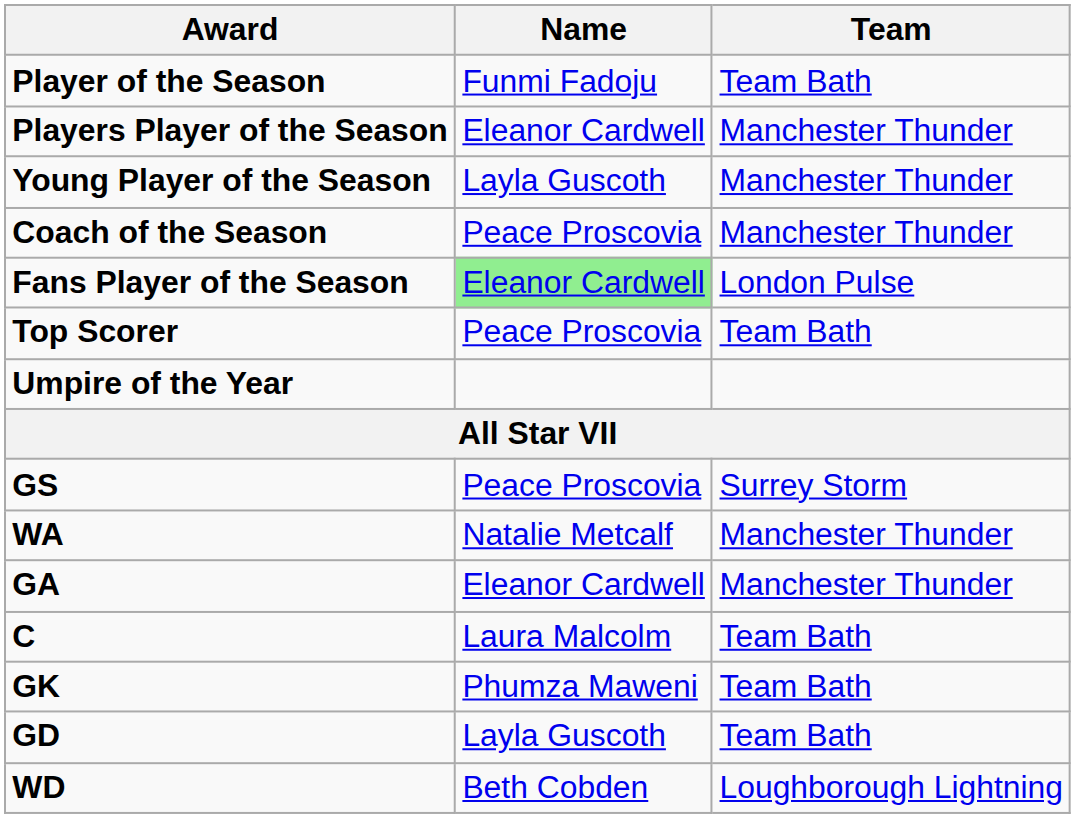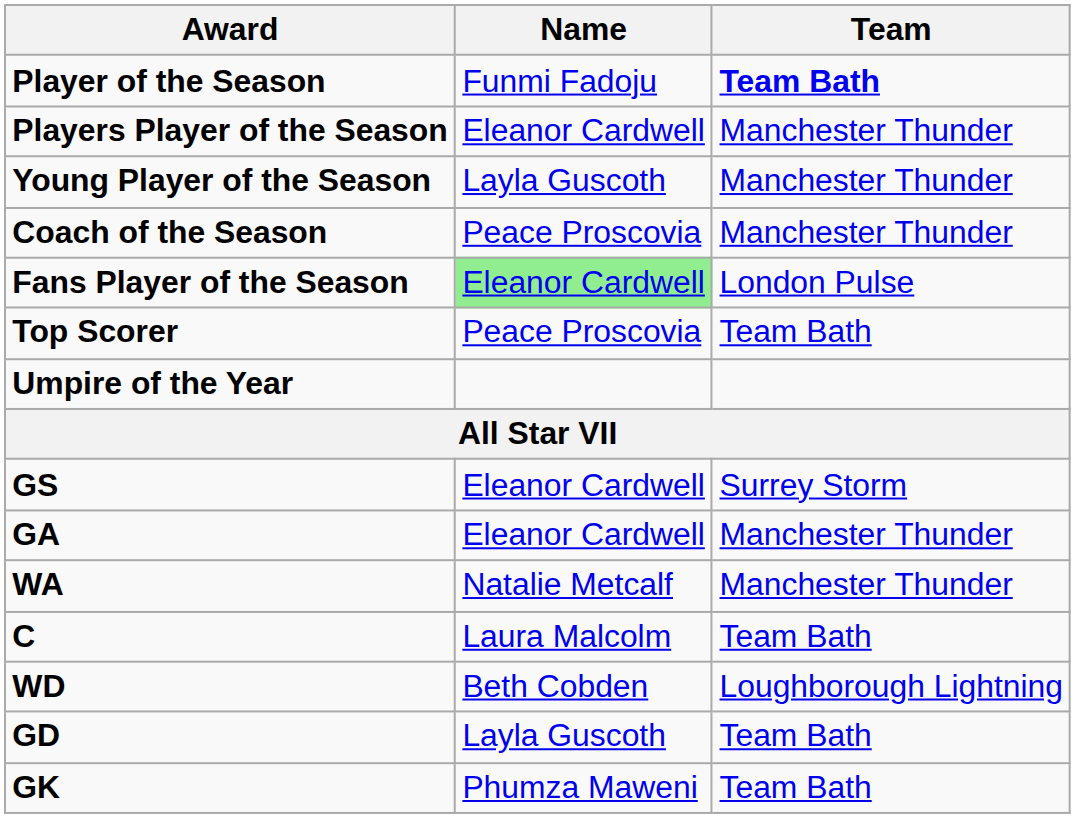(796, 80) normal -> (800, 80) bold
(582, 484) Peace Proscovia -> (584, 484) Eleanor Cardwell
rows swapped: (36, 585) <-> (38, 534)
rows swapped: (39, 787) <-> (36, 686)
